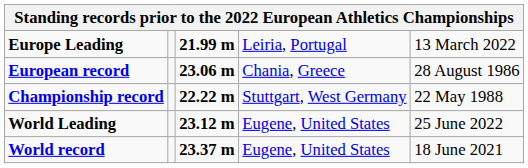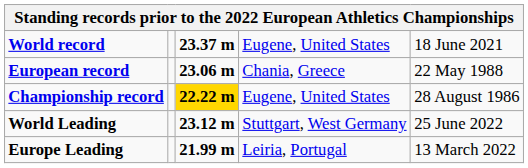rows swapped: (56, 149) <-> (66, 44)
(467, 70) 28 August 1986 -> (459, 70) 22 May 1988
(207, 96) no background -> (207, 96) gold background
(324, 96) Stuttgart, West Germany -> (316, 96) Eugene, United States
(459, 96) 22 May 1988 -> (467, 96) 28 August 1986
(316, 123) Eugene, United States -> (324, 123) Stuttgart, West Germany
